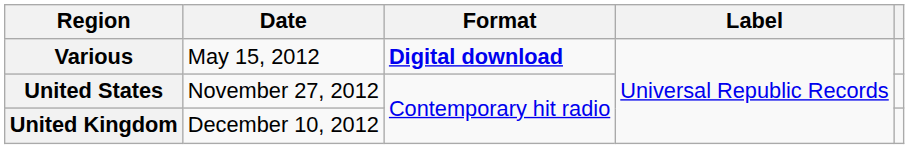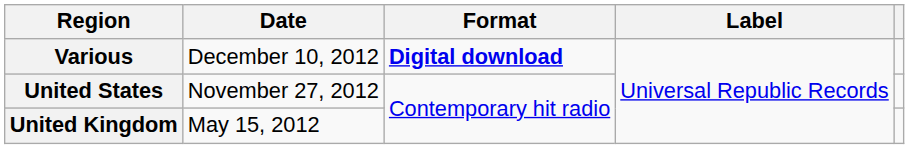(254, 56) May 15, 2012 -> (283, 56) December 10, 2012
(283, 125) December 10, 2012 -> (254, 125) May 15, 2012
